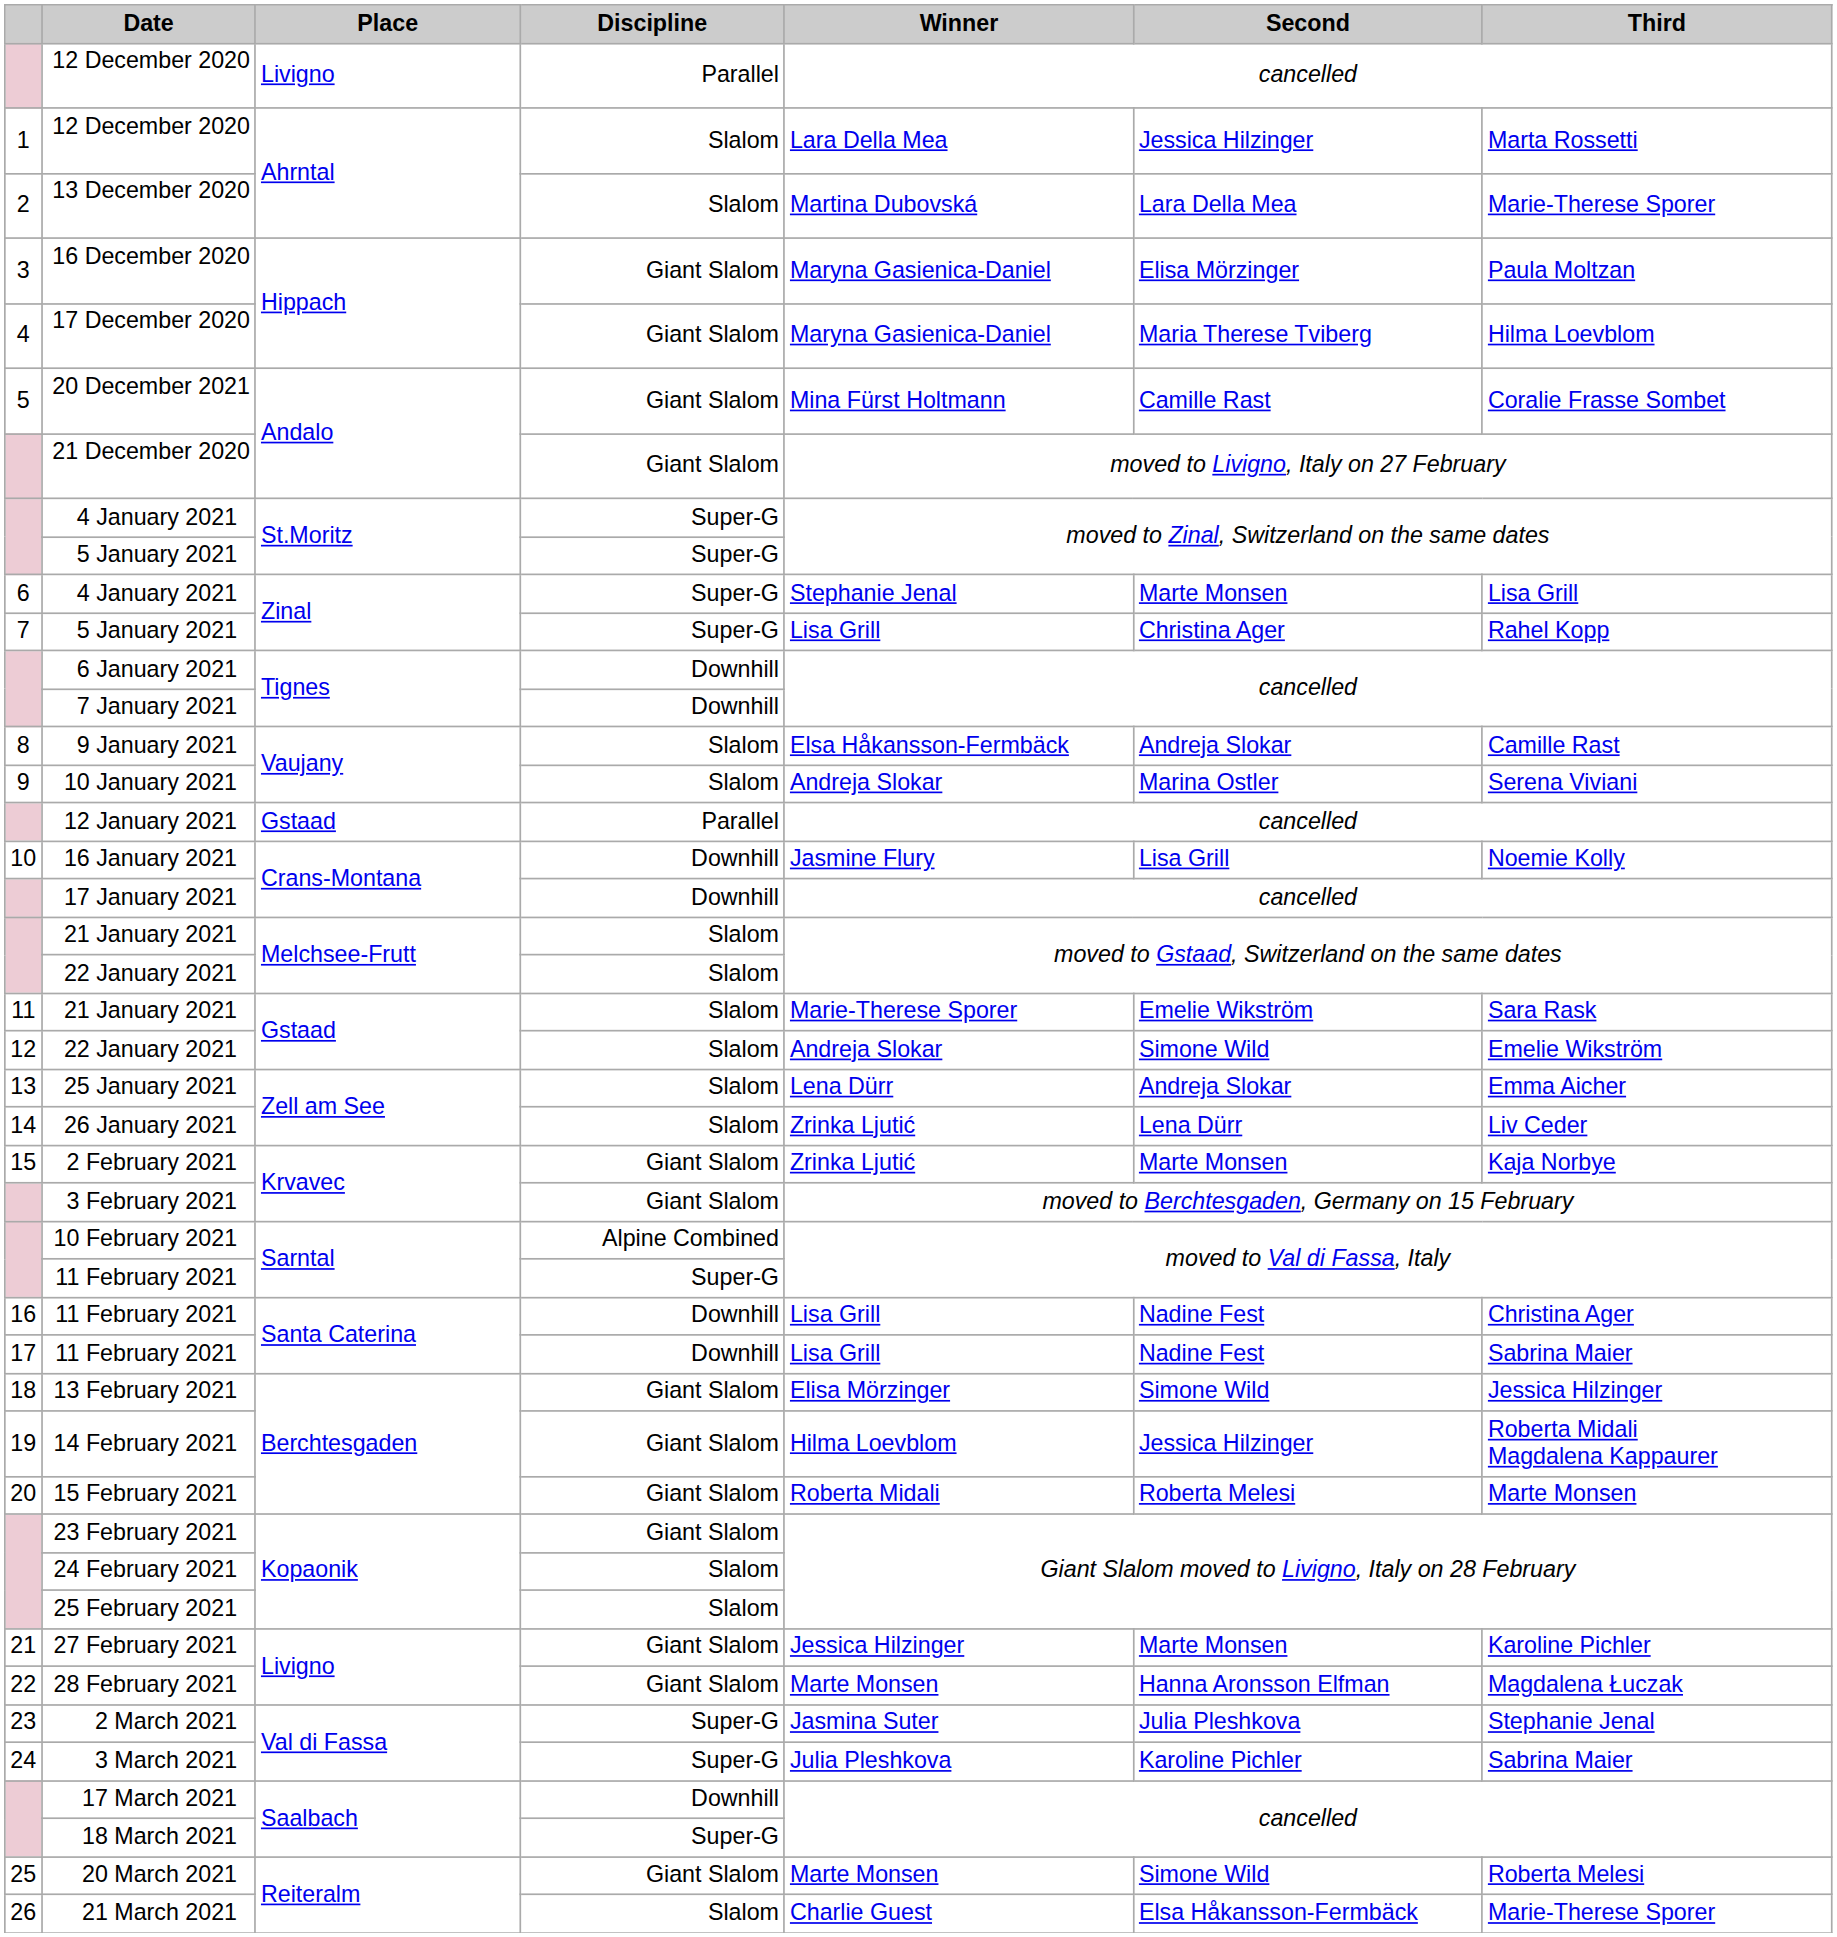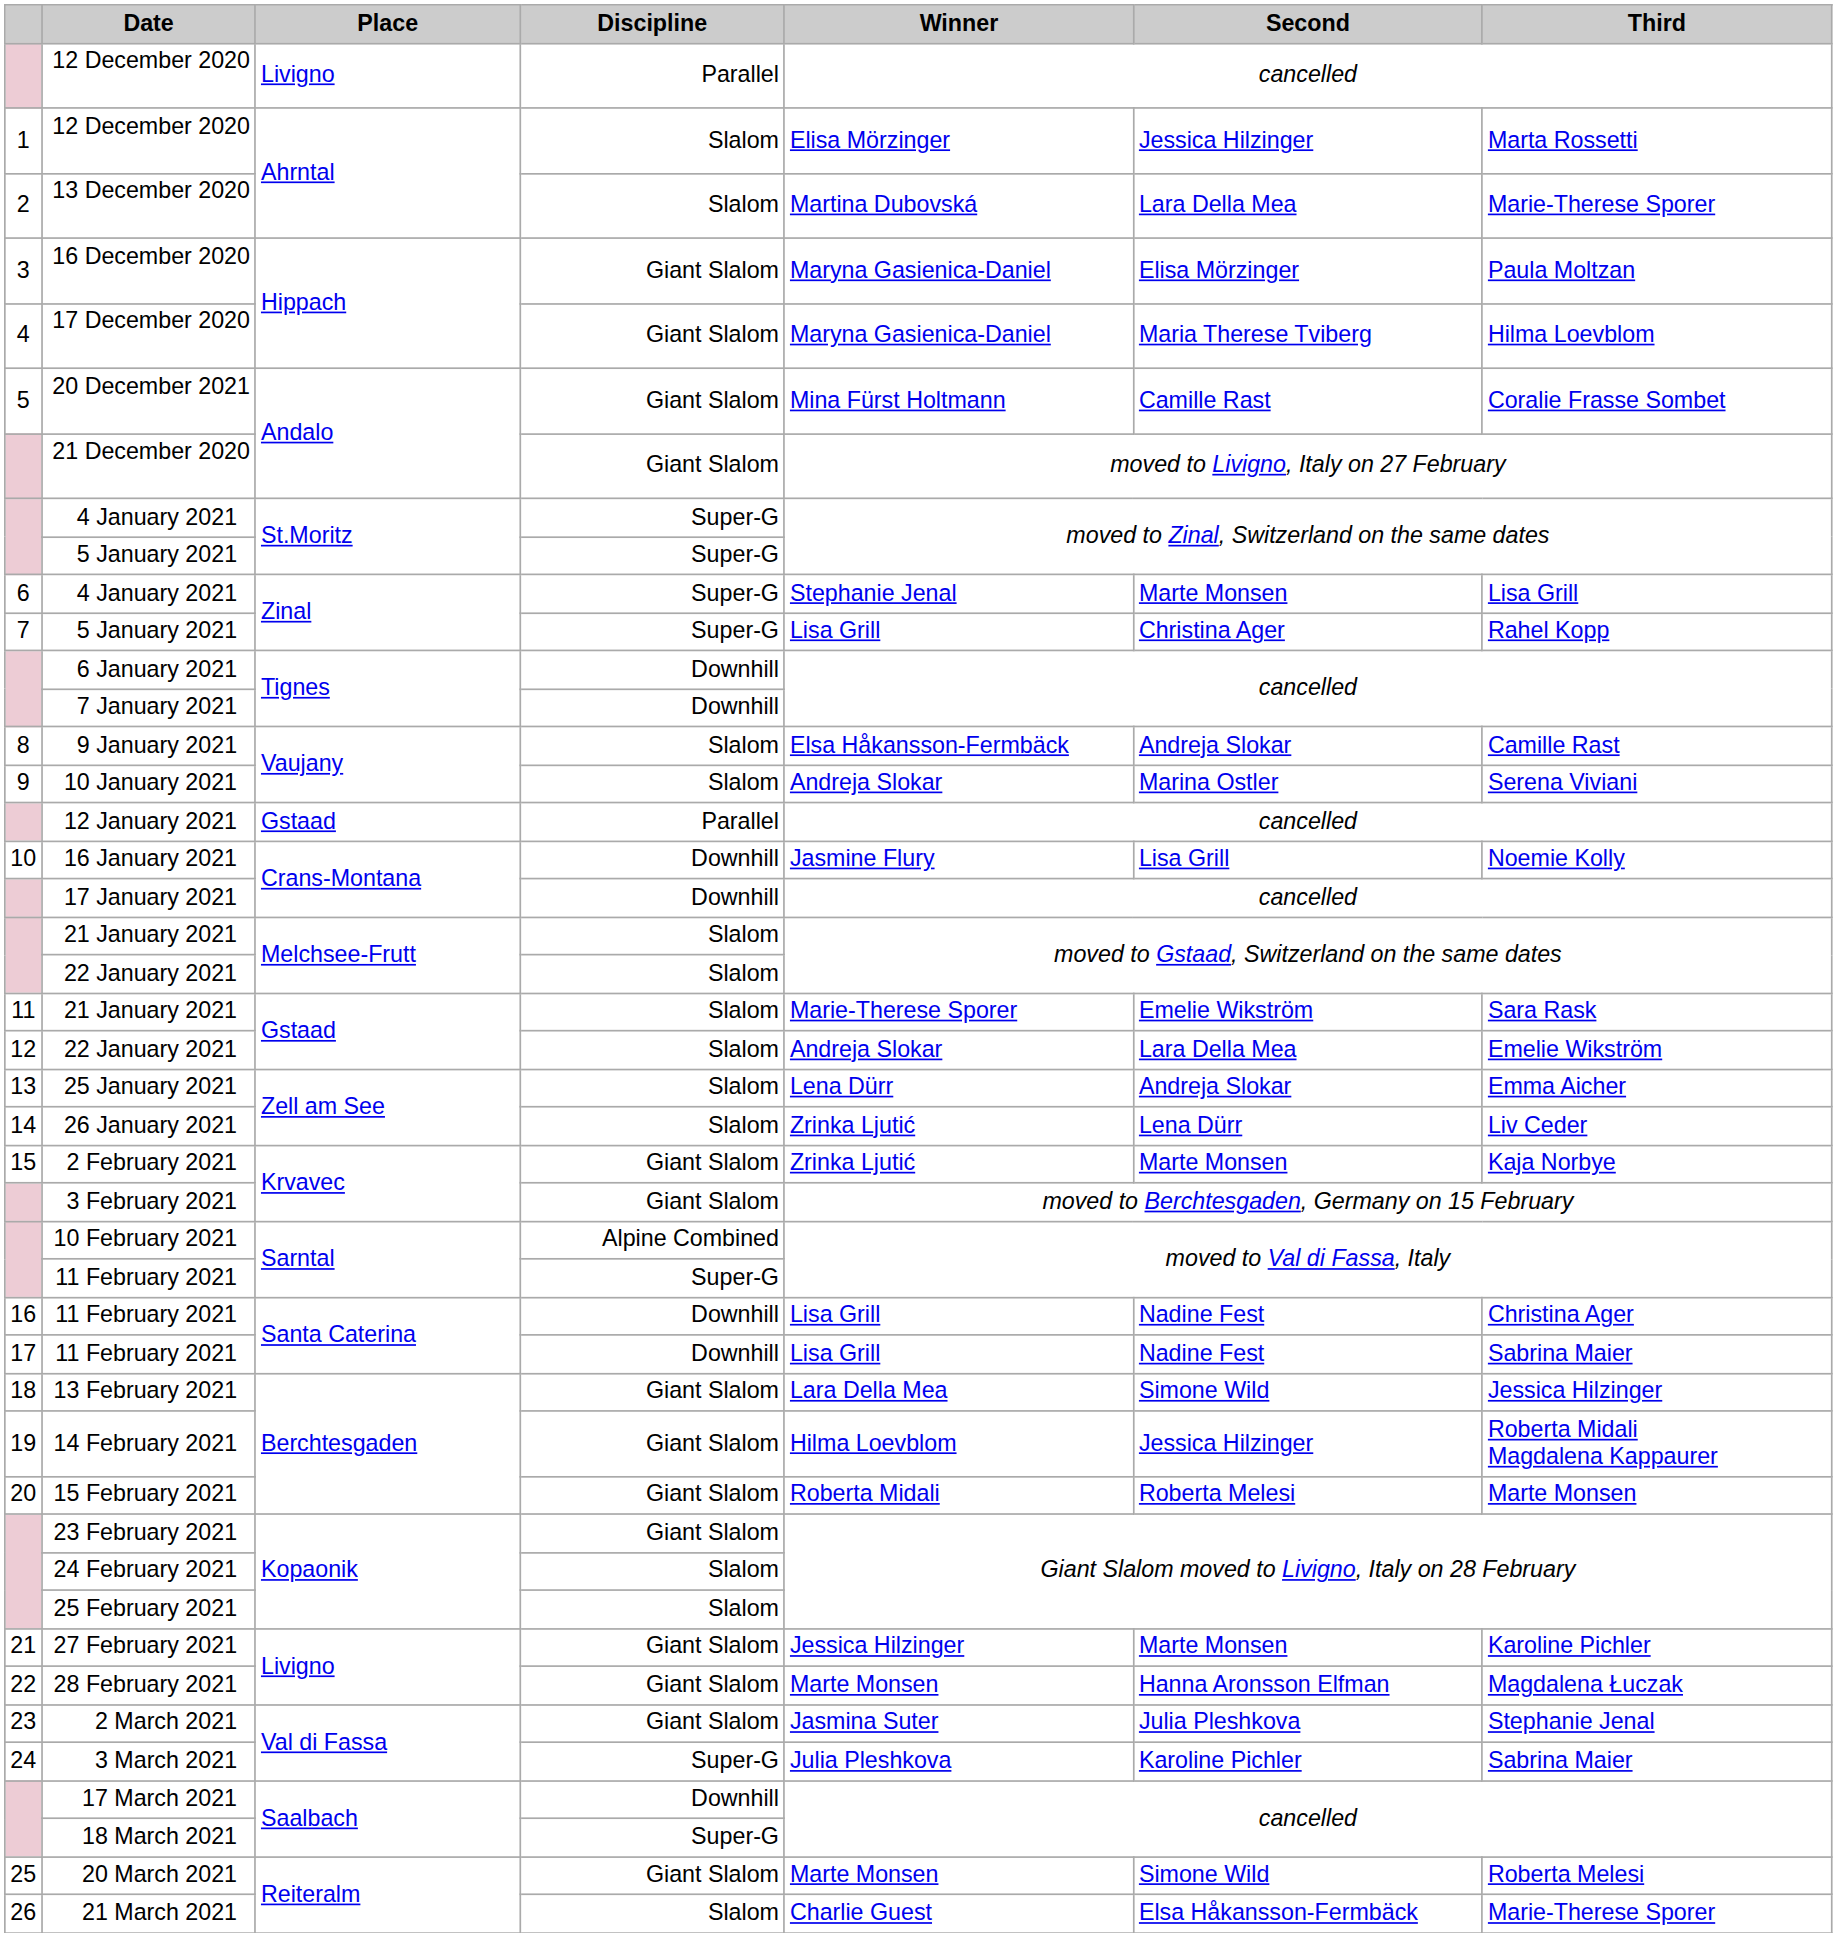(869, 139) Lara Della Mea -> (870, 139) Elisa Mörzinger
(1204, 1049) Simone Wild -> (1218, 1049) Lara Della Mea
(870, 1391) Elisa Mörzinger -> (869, 1391) Lara Della Mea
(735, 1722) Super-G -> (712, 1722) Giant Slalom
